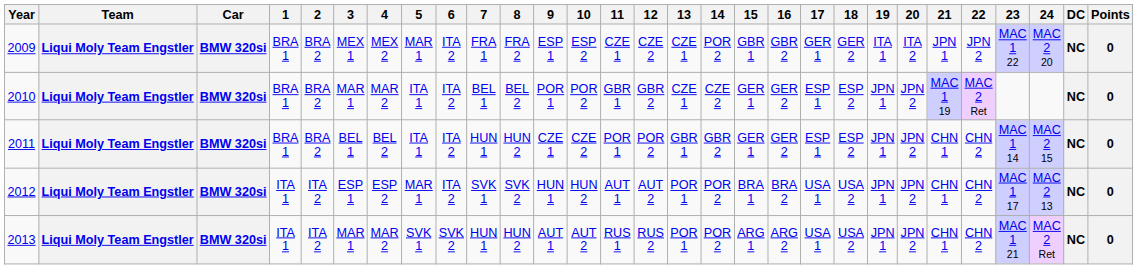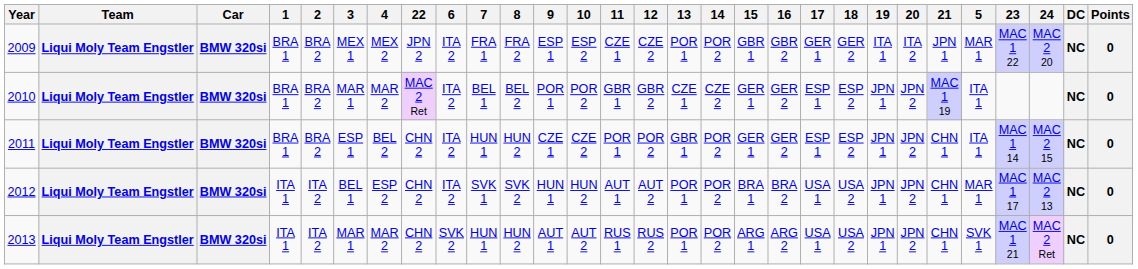columns swapped: (419, 14) <-> (979, 14)
(684, 48) CZE 1 -> (684, 48) POR 1
(351, 144) BEL 1 -> (351, 144) ESP 1
(717, 144) GBR 2 -> (717, 144) POR 2
(351, 191) ESP 1 -> (351, 191) BEL 1
